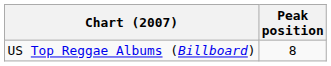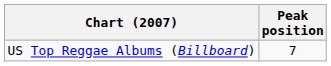(293, 51) 8 -> (293, 51) 7
